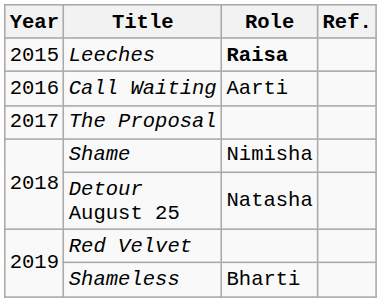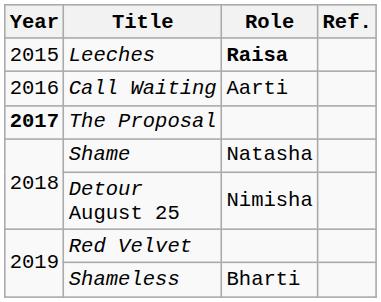(34, 122) normal -> (34, 122) bold
(270, 155) Nimisha -> (270, 155) Natasha
(270, 201) Natasha -> (270, 201) Nimisha
